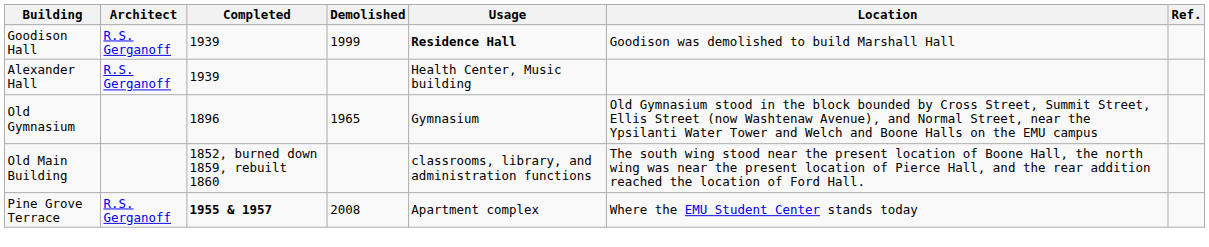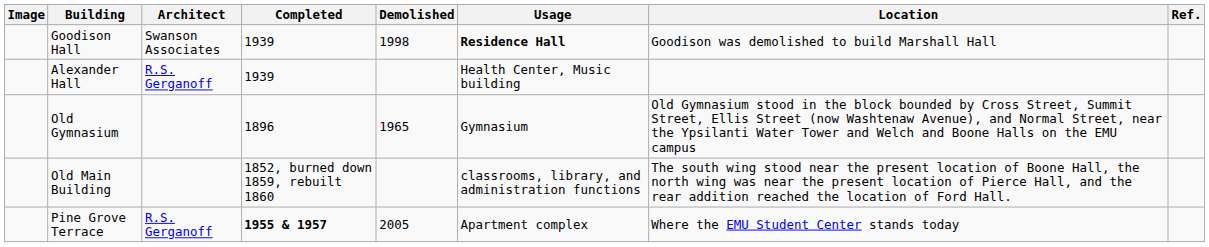+ column: (26, 15)
(137, 42) R.S. Gerganoff -> (183, 42) Swanson Associates
(345, 42) 1999 -> (394, 42) 1998
(345, 210) 2008 -> (394, 224) 2005
